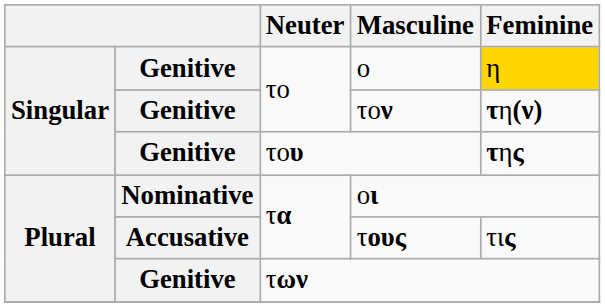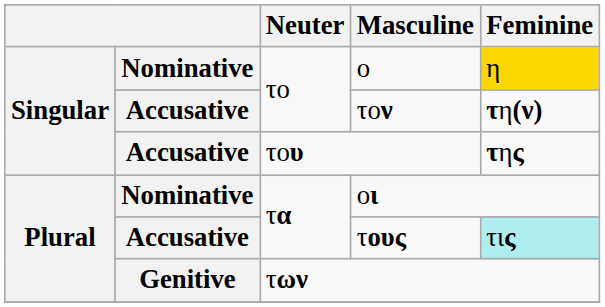(187, 68) Genitive -> (187, 68) Nominative
(187, 110) Genitive -> (187, 110) Accusative
(187, 152) Genitive -> (187, 152) Accusative
(501, 237) no background -> (501, 237) paleturquoise background
